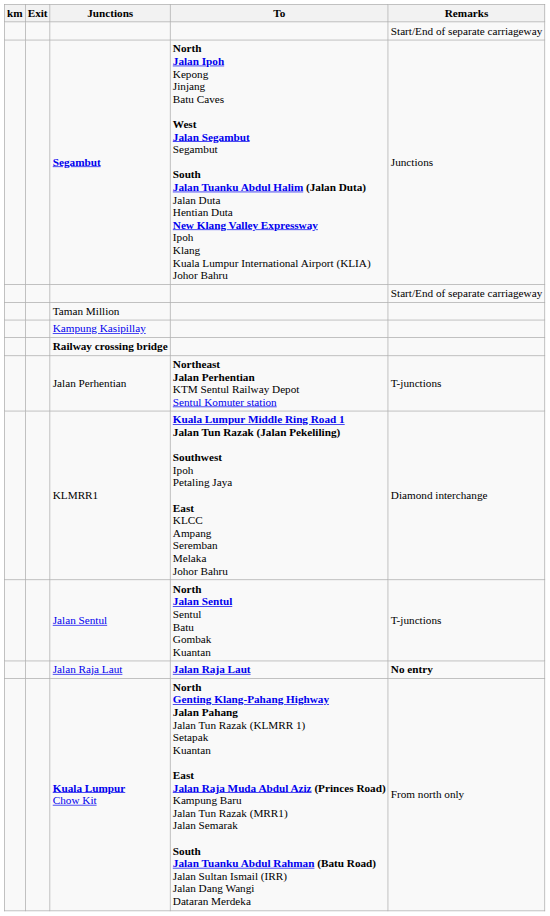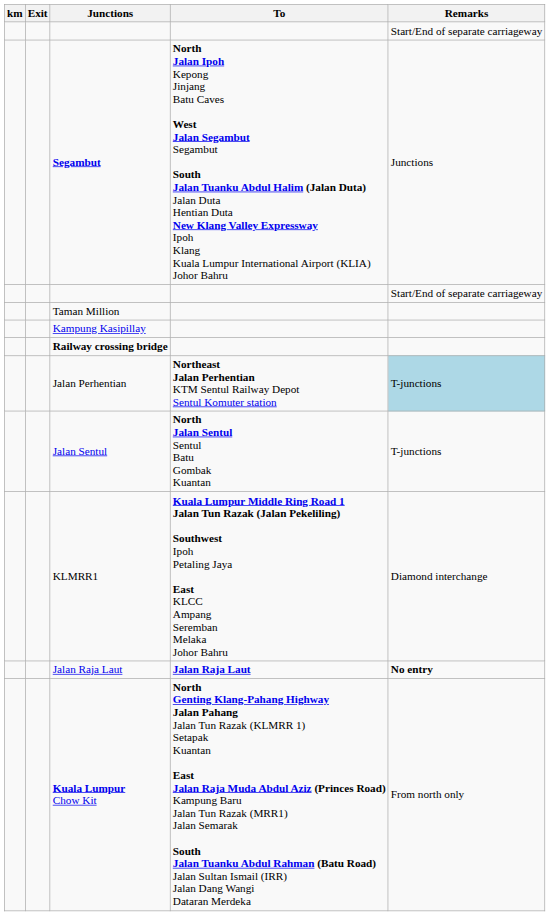(416, 383) no background -> (416, 383) lightblue background
rows swapped: (80, 620) <-> (75, 495)
